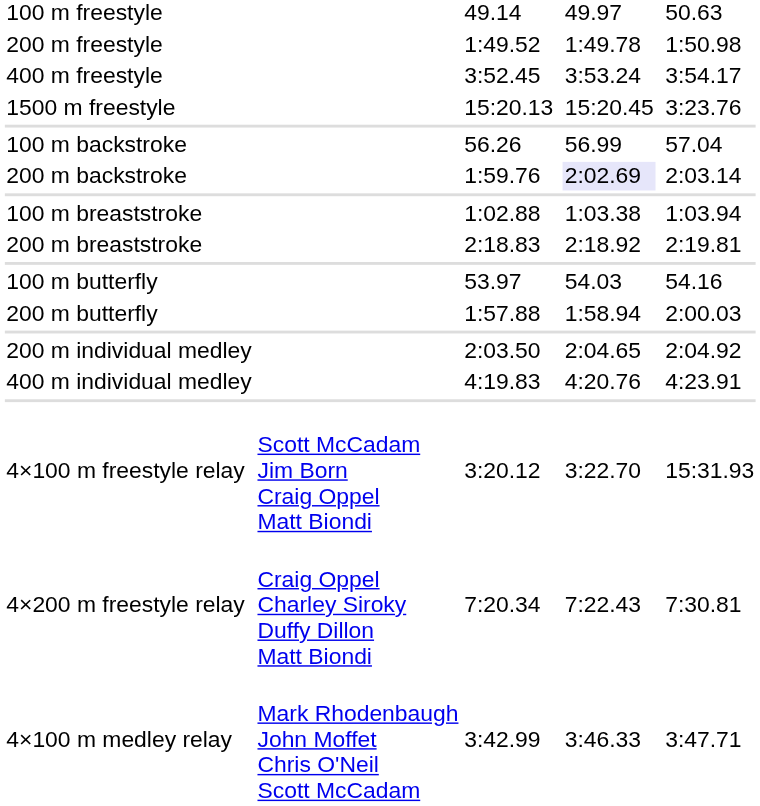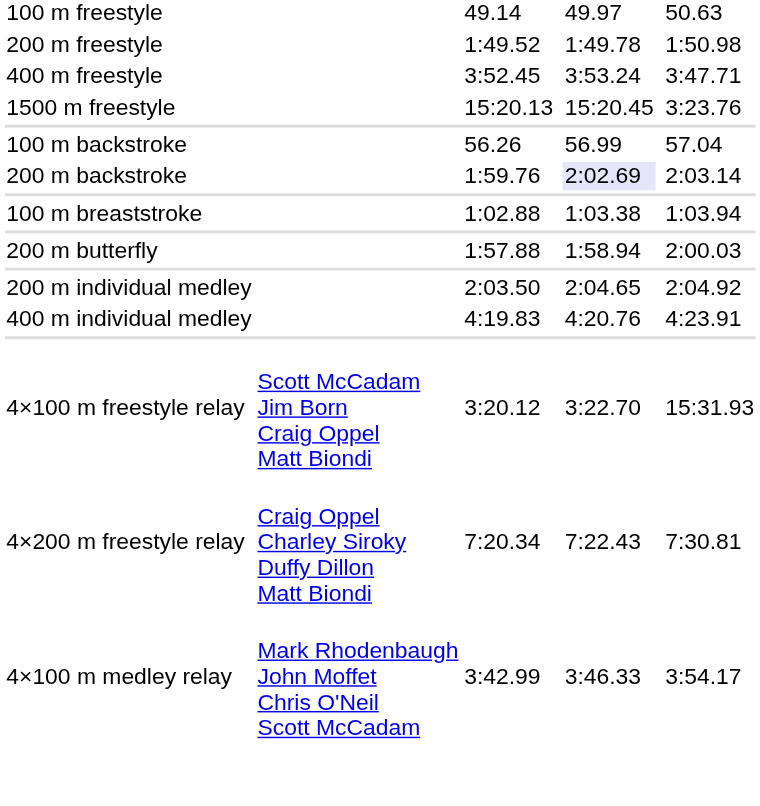(703, 75) 3:54.17 -> (703, 75) 3:47.71
- row: (104, 244)
- row: (82, 281)
(703, 739) 3:47.71 -> (703, 676) 3:54.17
